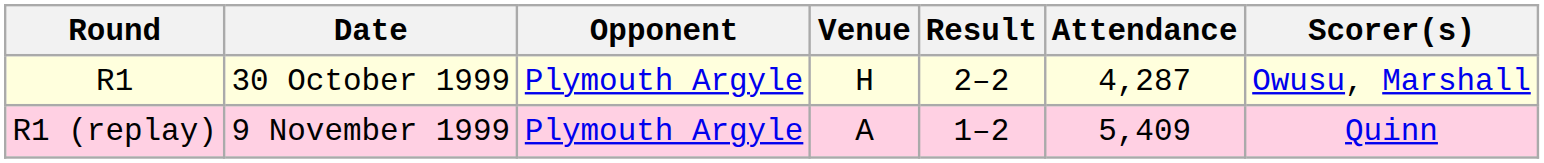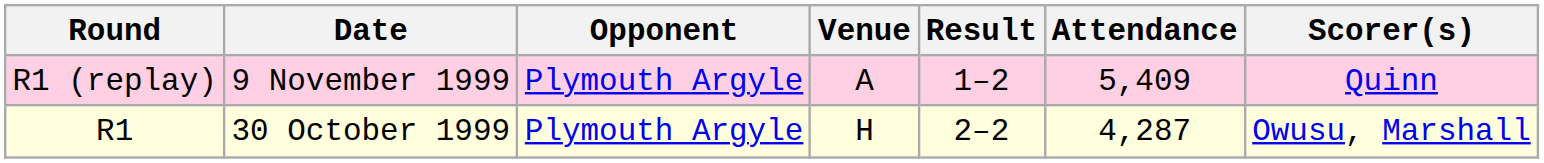rows swapped: (115, 81) <-> (115, 131)
